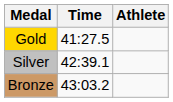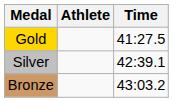columns swapped: (141, 16) <-> (85, 16)
